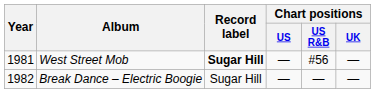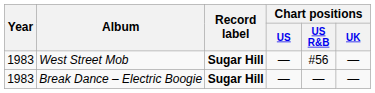(20, 60) 1981 -> (20, 60) 1983
(20, 79) 1982 -> (20, 79) 1983
(236, 79) normal -> (236, 79) bold
